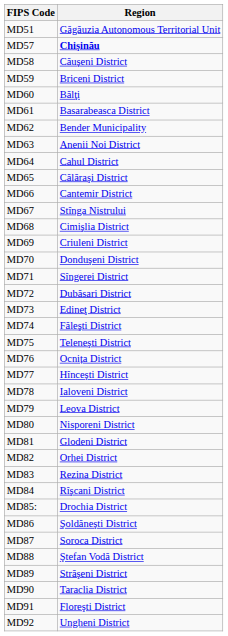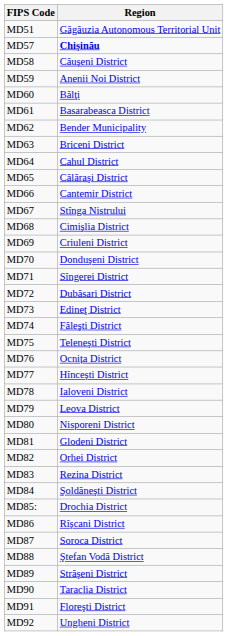(92, 78) Briceni District -> (100, 78) Anenii Noi District
(100, 144) Anenii Noi District -> (92, 144) Briceni District
(92, 491) Rîşcani District -> (98, 491) Şoldăneşti District
(98, 524) Şoldăneşti District -> (92, 524) Rîşcani District
